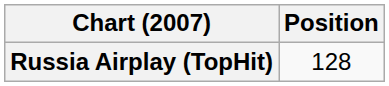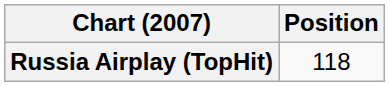(331, 61) 128 -> (331, 61) 118
